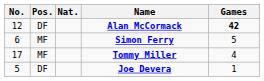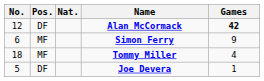(234, 40) 5 -> (234, 40) 9
(17, 55) 17 -> (17, 55) 18
